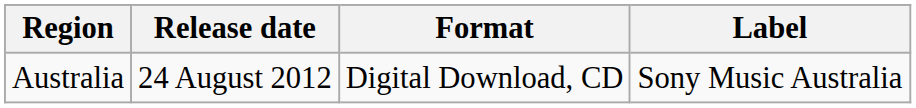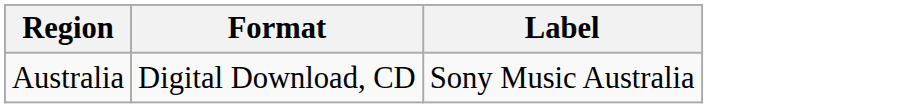- column: (235, 28)
